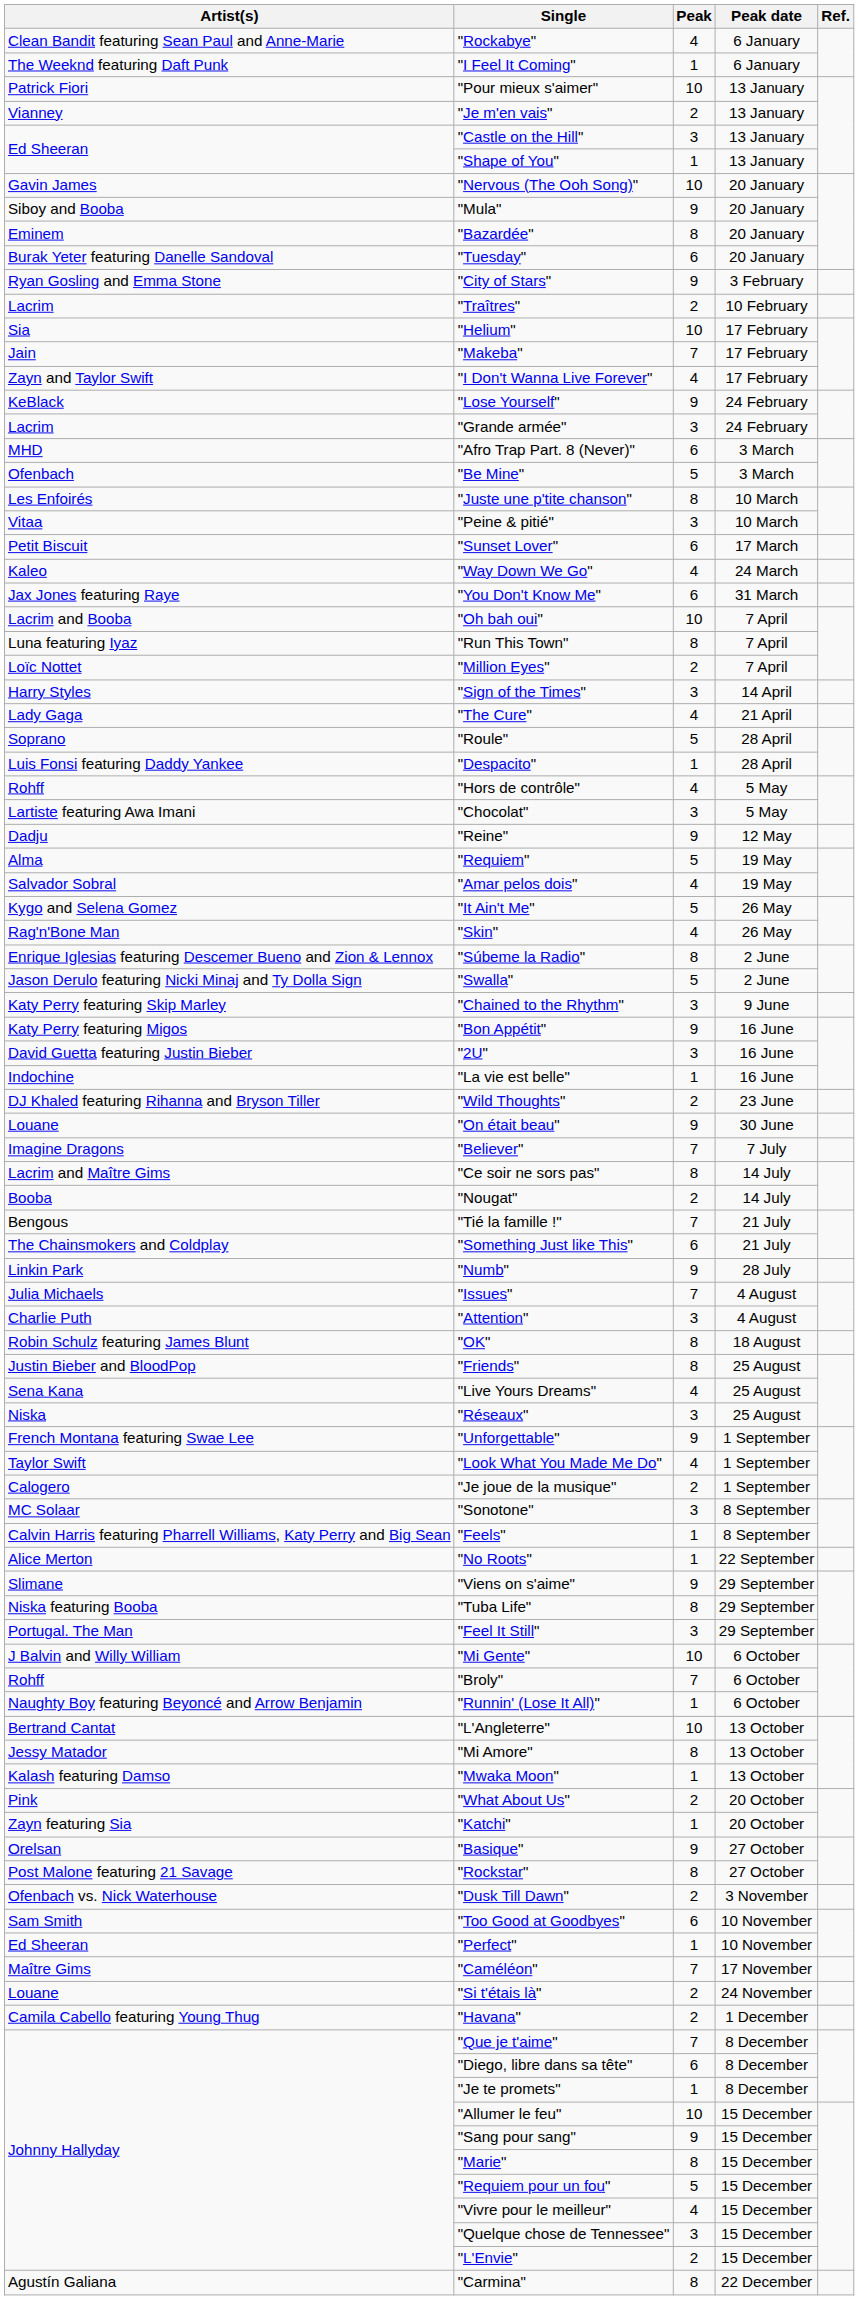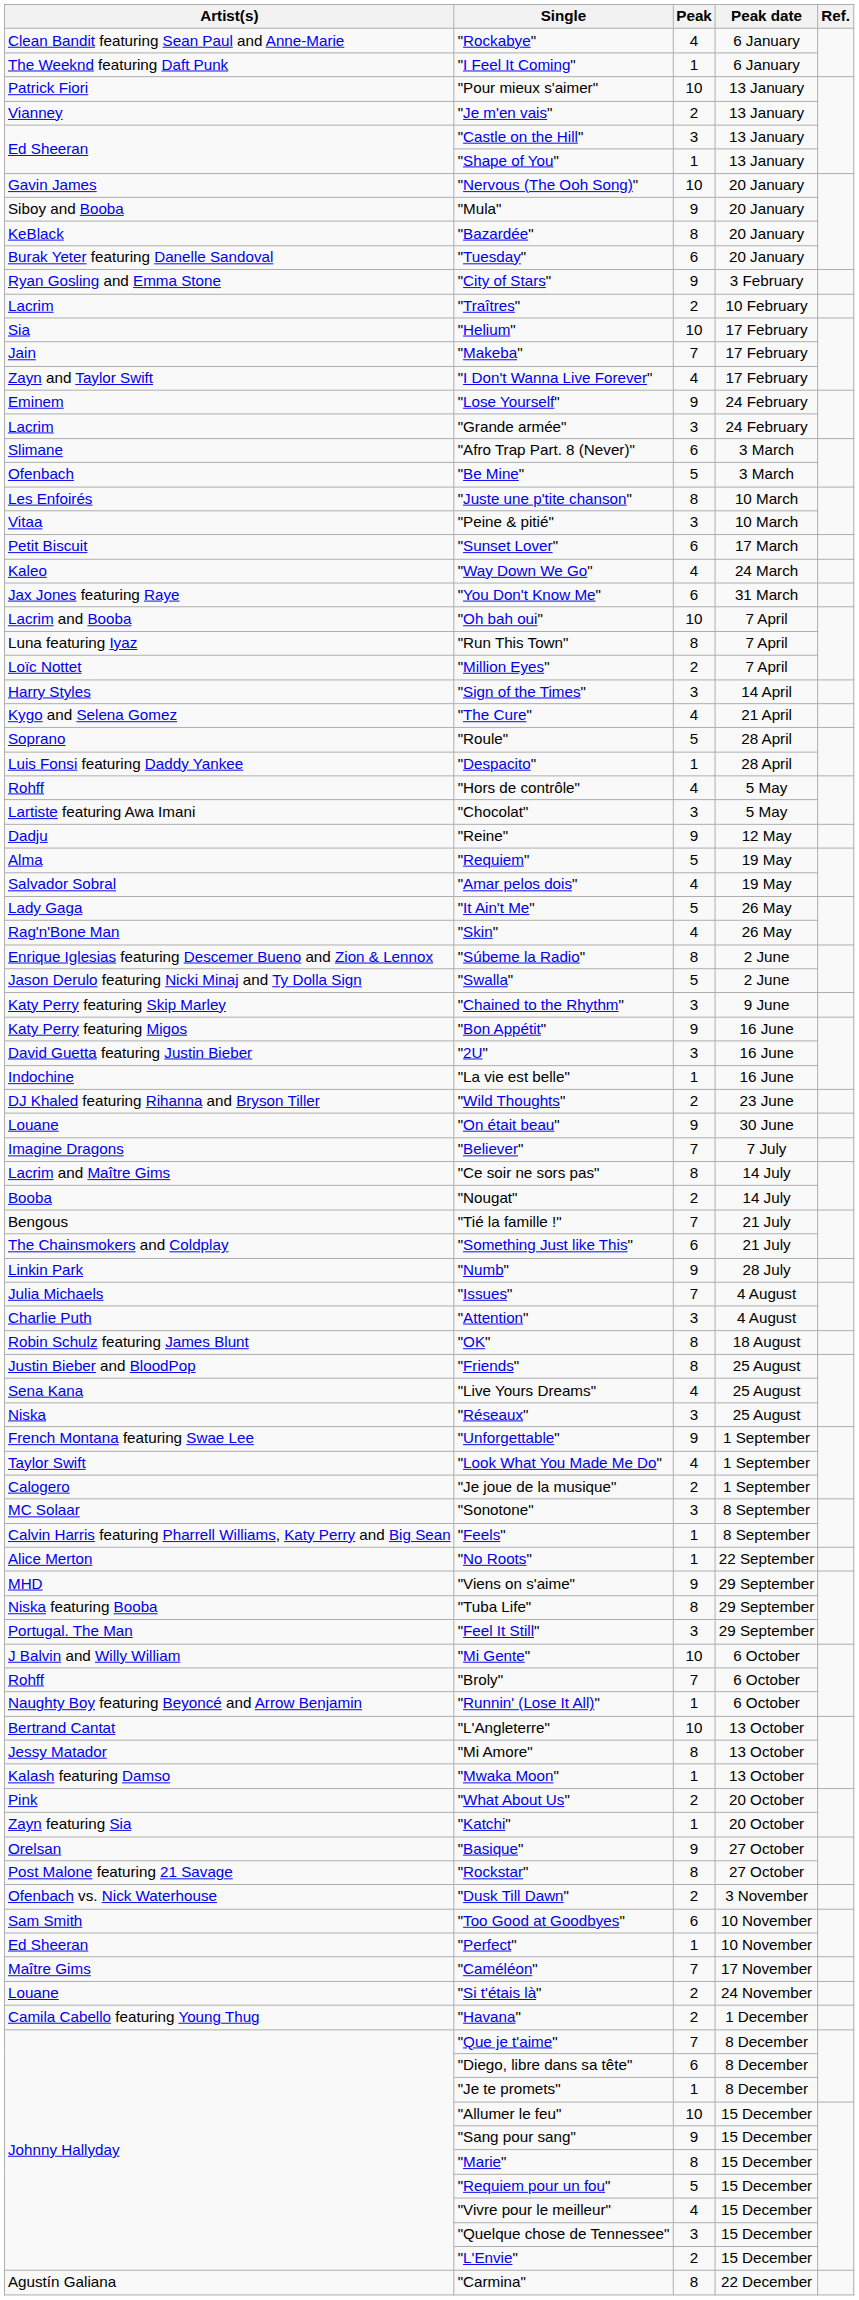(36, 233) Eminem -> (36, 233) KeBlack
(36, 402) KeBlack -> (36, 402) Eminem
(25, 450) MHD -> (35, 450) Slimane
(45, 715) Lady Gaga -> (92, 715) Kygo and Selena Gomez
(92, 908) Kygo and Selena Gomez -> (45, 908) Lady Gaga
(35, 1583) Slimane -> (25, 1583) MHD
